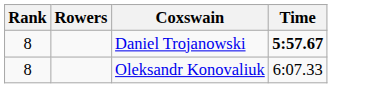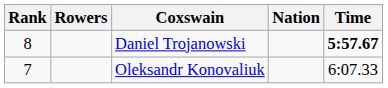+ column: (296, 17)
(28, 69) 8 -> (28, 69) 7
